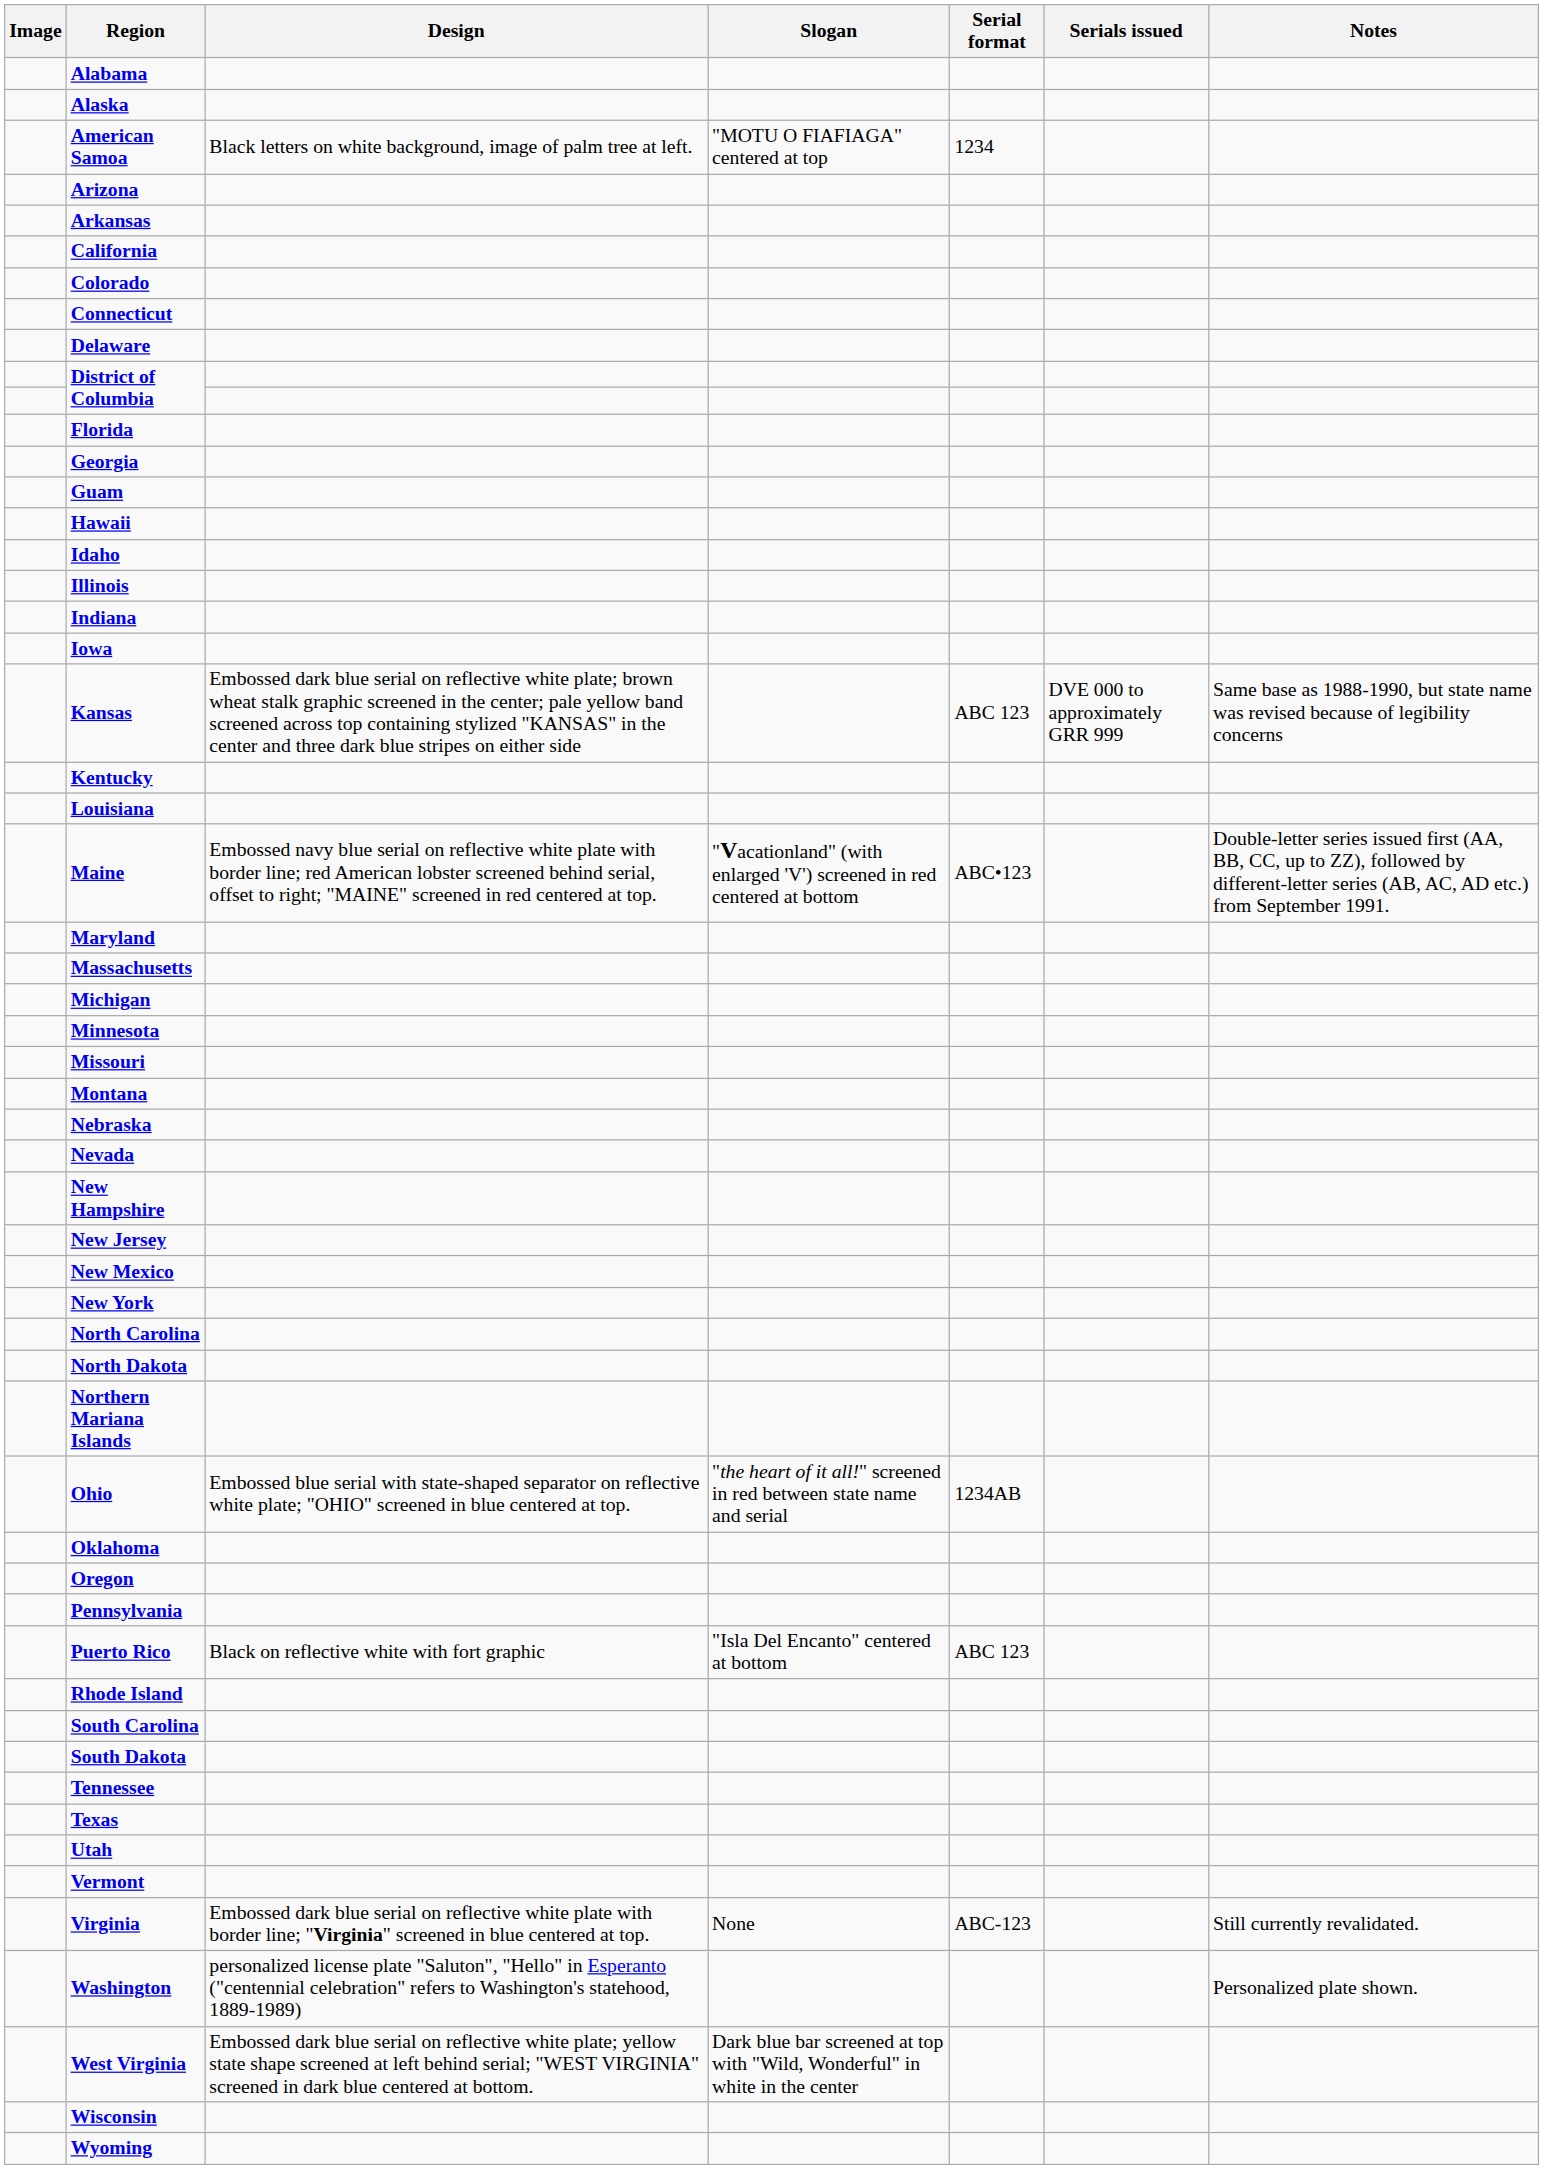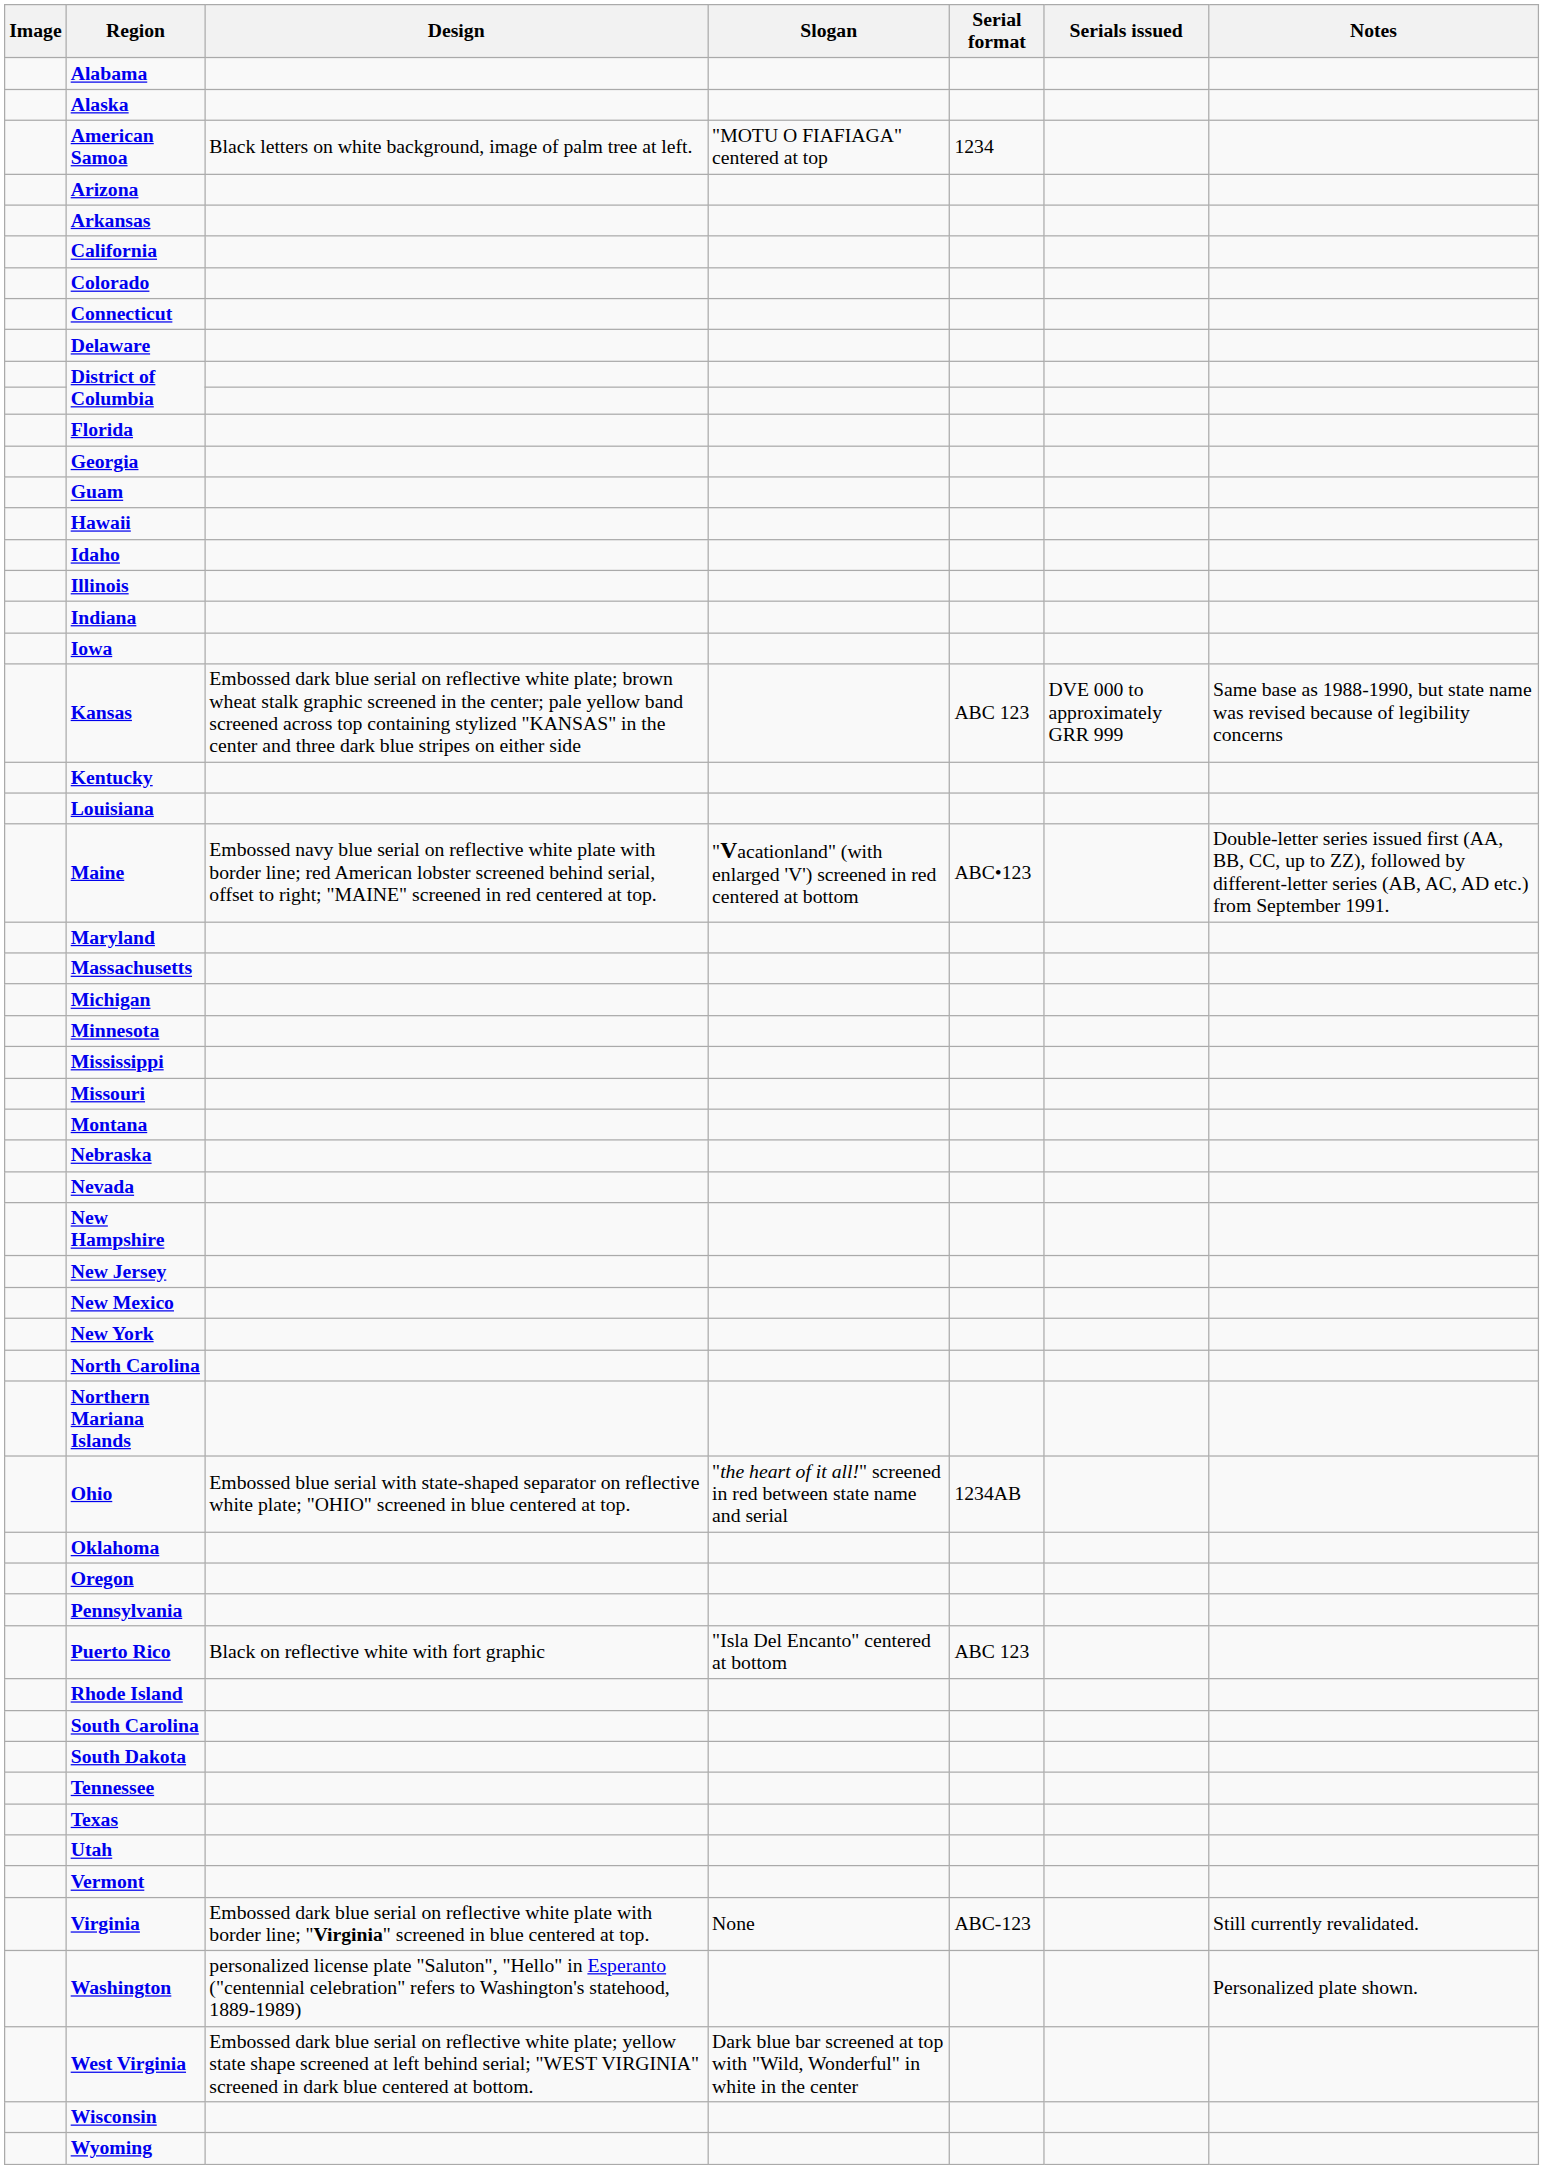+ row: (117, 1062)
- row: (129, 1365)
